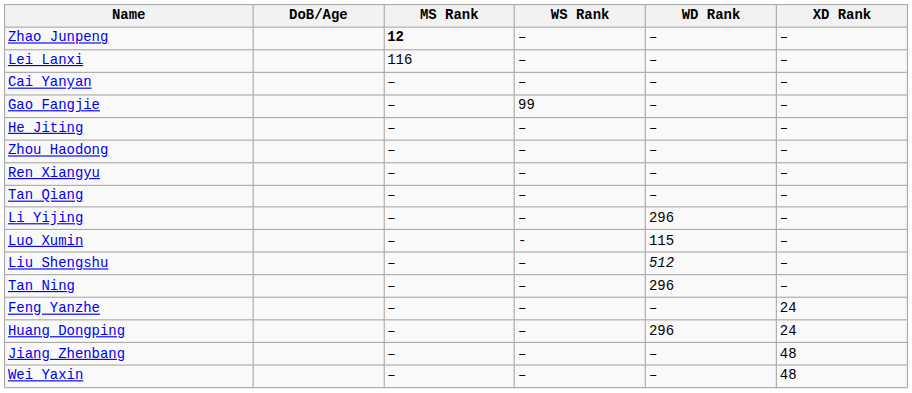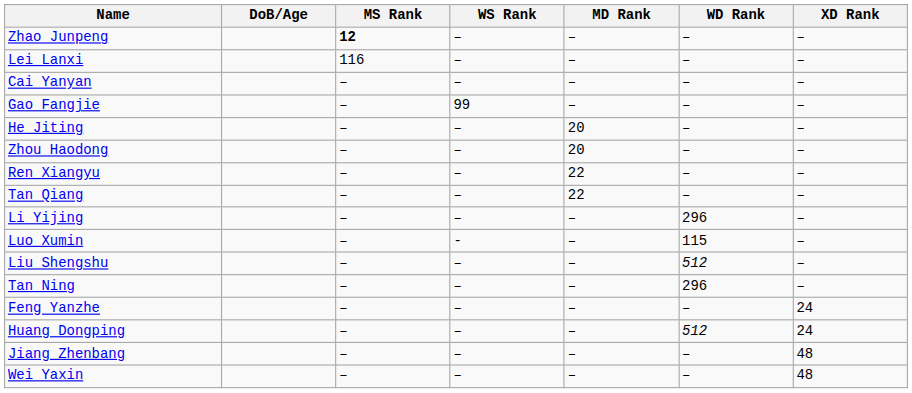+ column: (622, 16)
(661, 332) 296 -> (695, 332) 512
